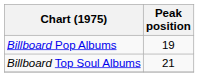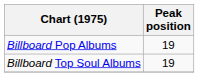(168, 63) 21 -> (168, 63) 19
